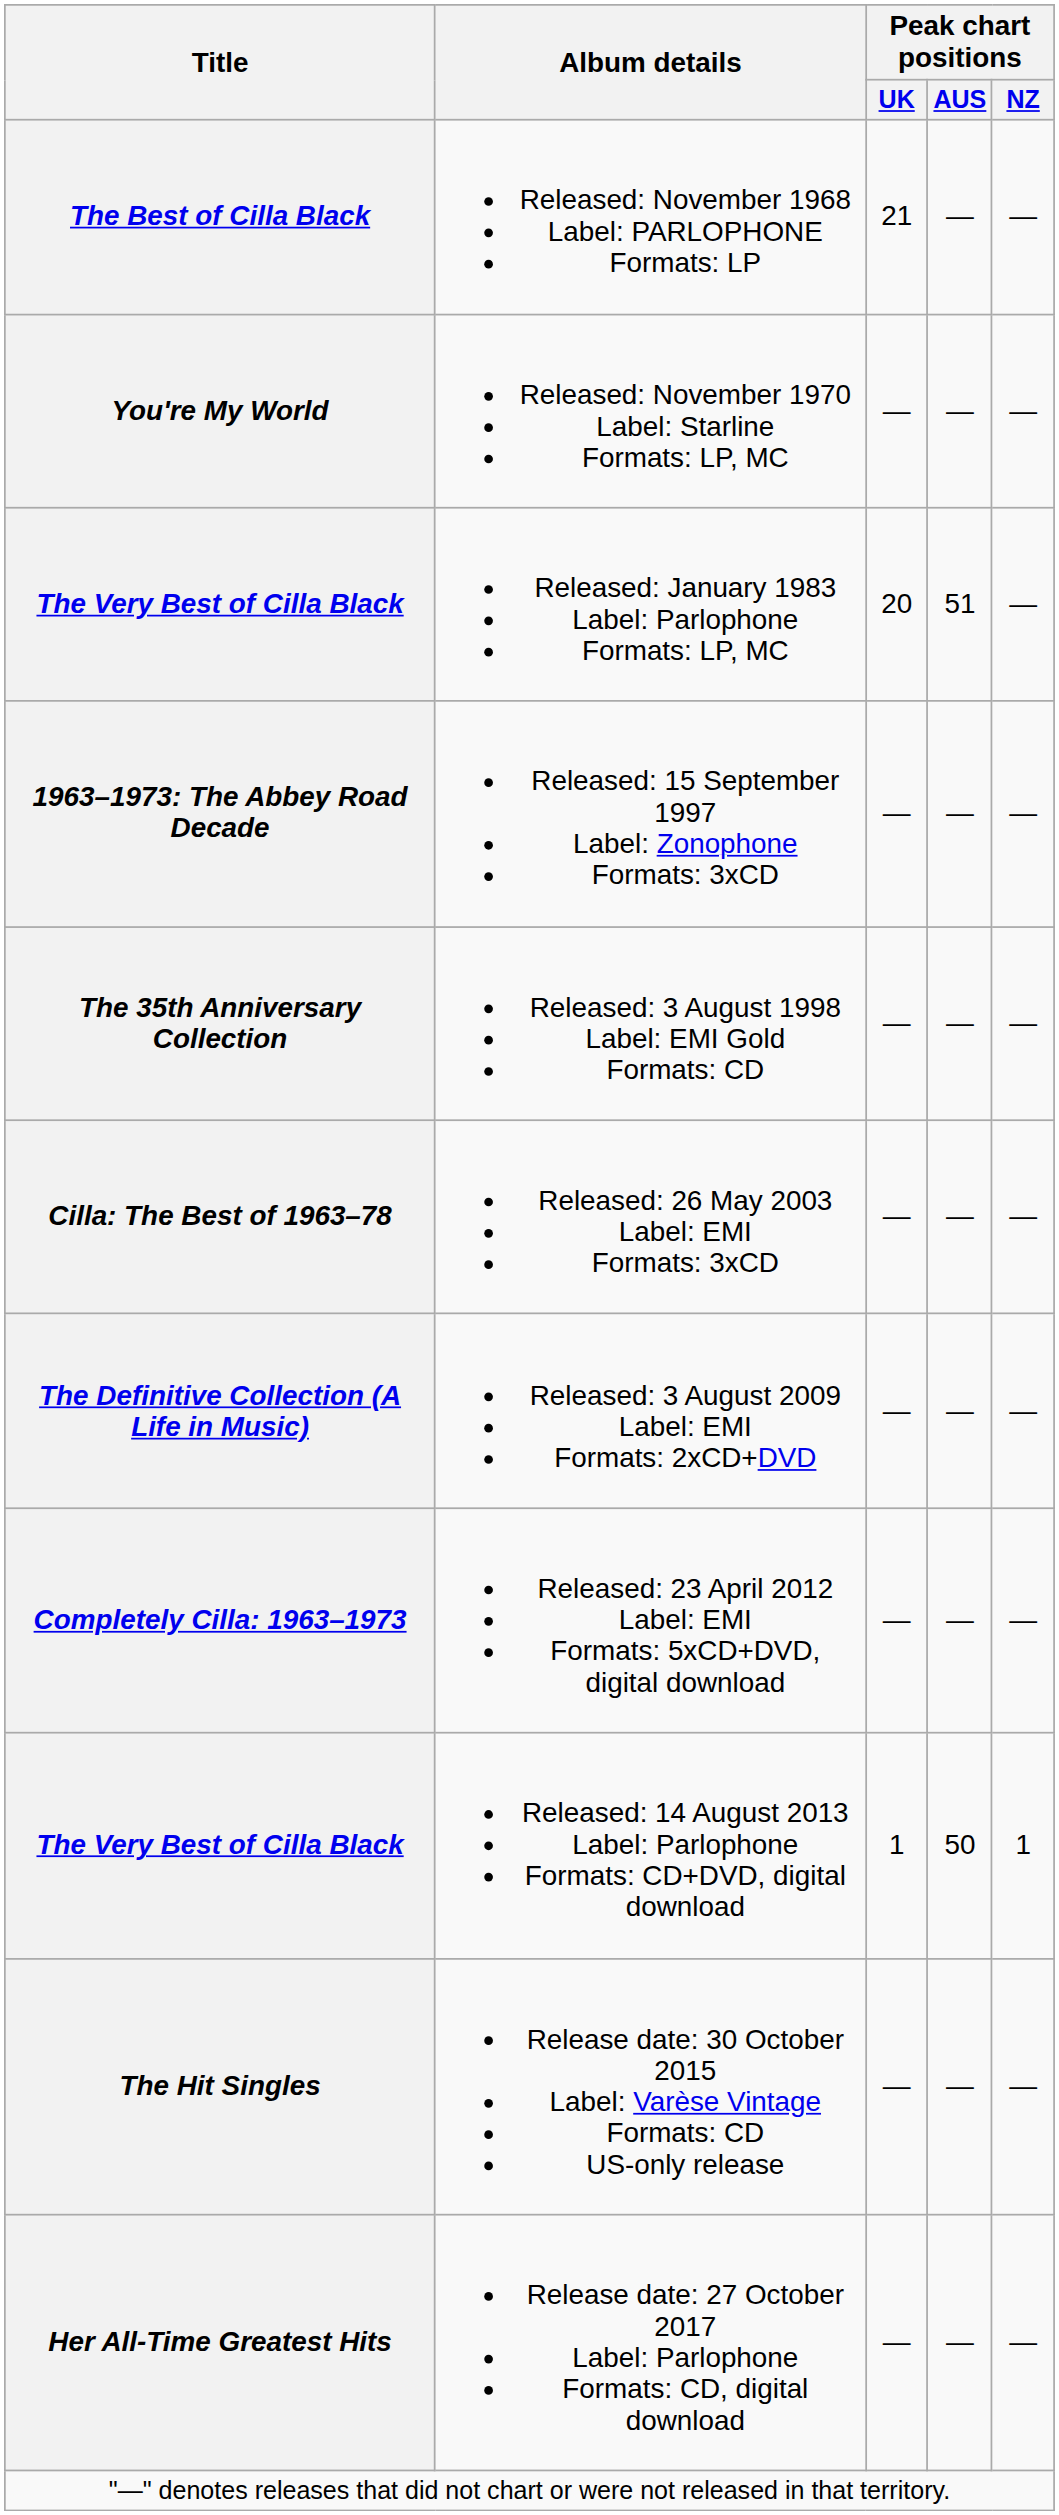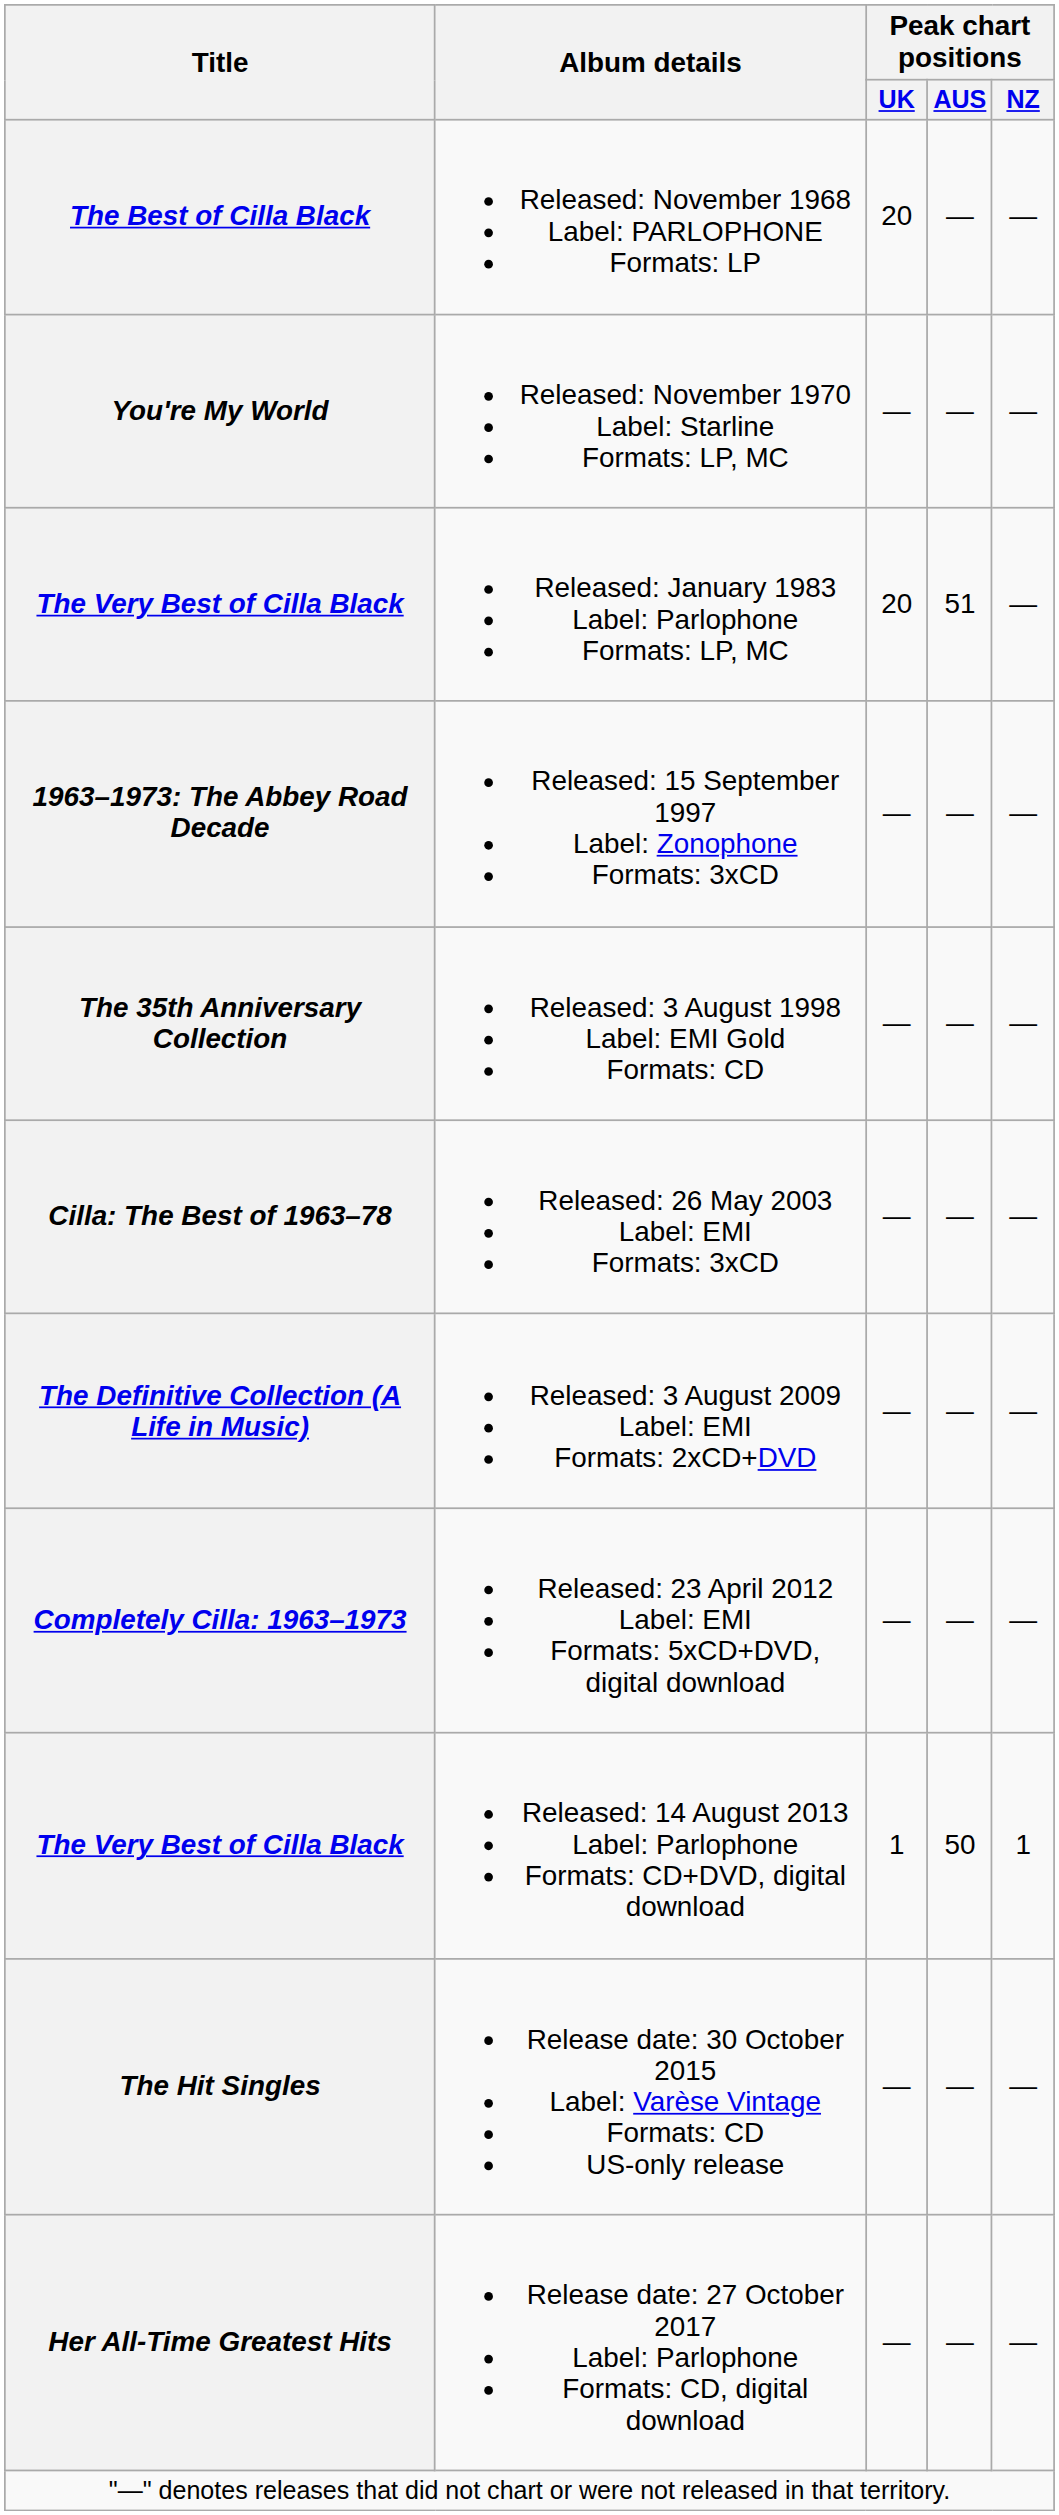(897, 216) 21 -> (897, 216) 20
